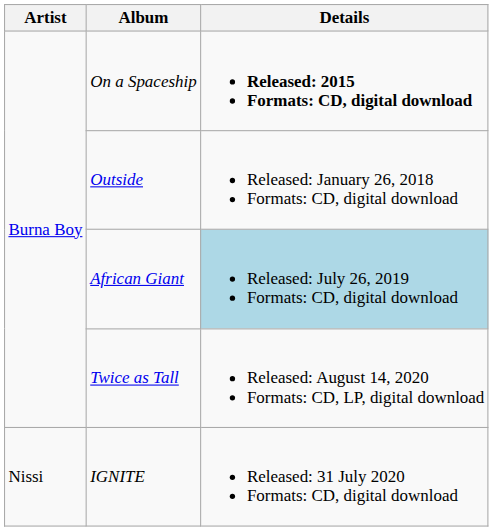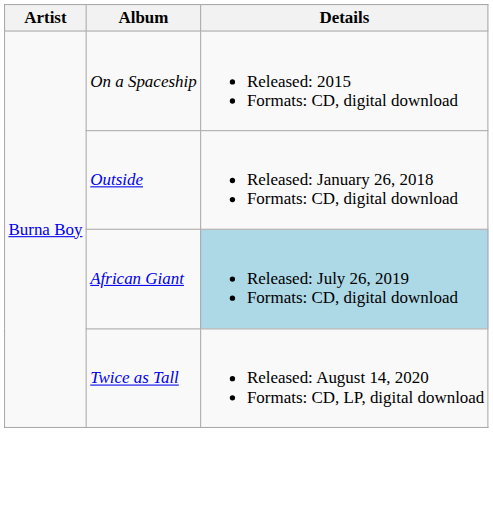(344, 90) bold -> (344, 90) normal
- row: (118, 476)
